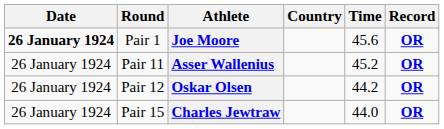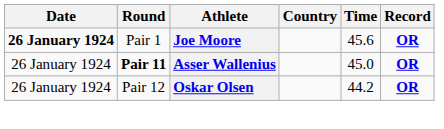(143, 64) normal -> (144, 64) bold
(365, 64) 45.2 -> (361, 64) 45.0
- row: (226, 111)
